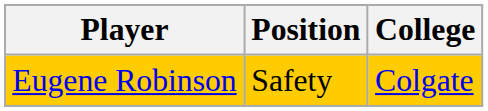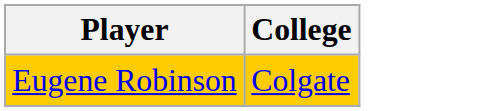- column: (306, 29)
